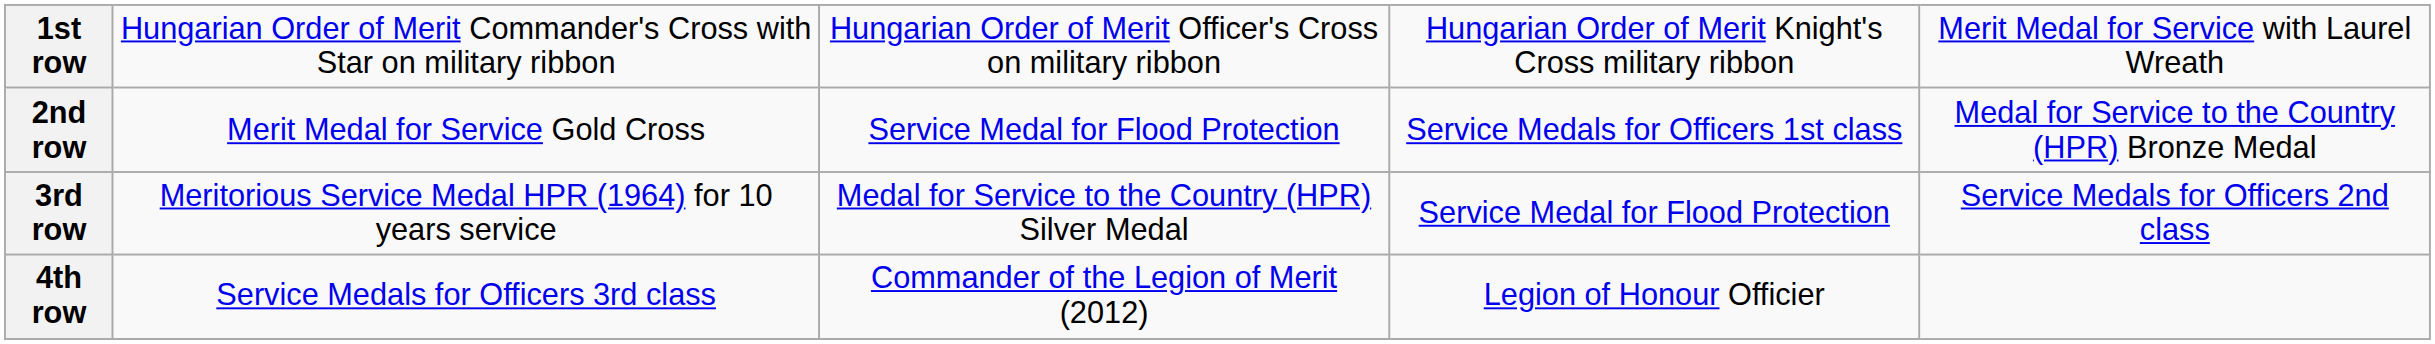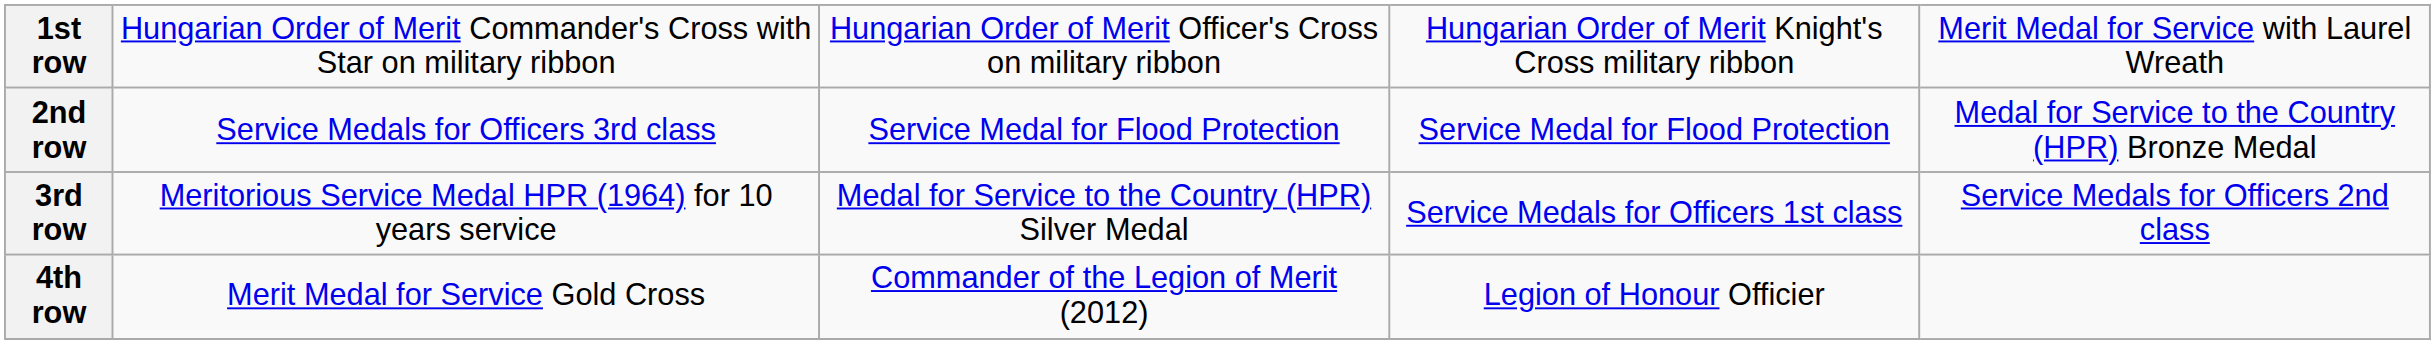(466, 129) Merit Medal for Service Gold Cross -> (466, 129) Service Medals for Officers 3rd class
(1654, 129) Service Medals for Officers 1st class -> (1654, 129) Service Medal for Flood Protection
(1654, 212) Service Medal for Flood Protection -> (1654, 212) Service Medals for Officers 1st class
(466, 295) Service Medals for Officers 3rd class -> (466, 295) Merit Medal for Service Gold Cross
